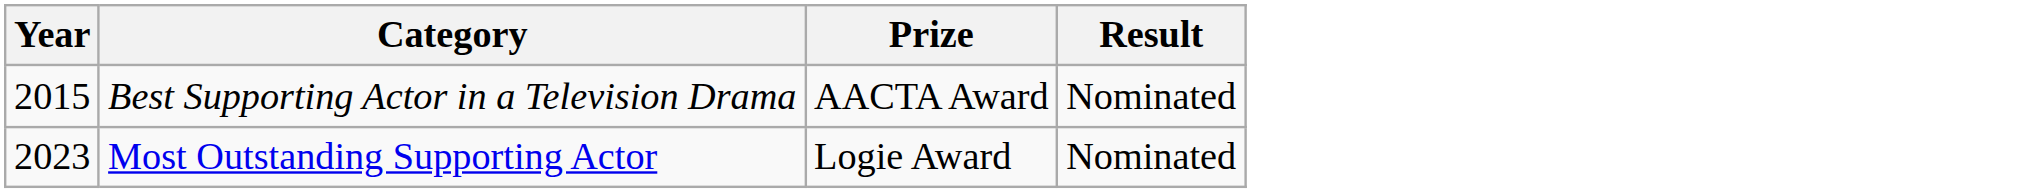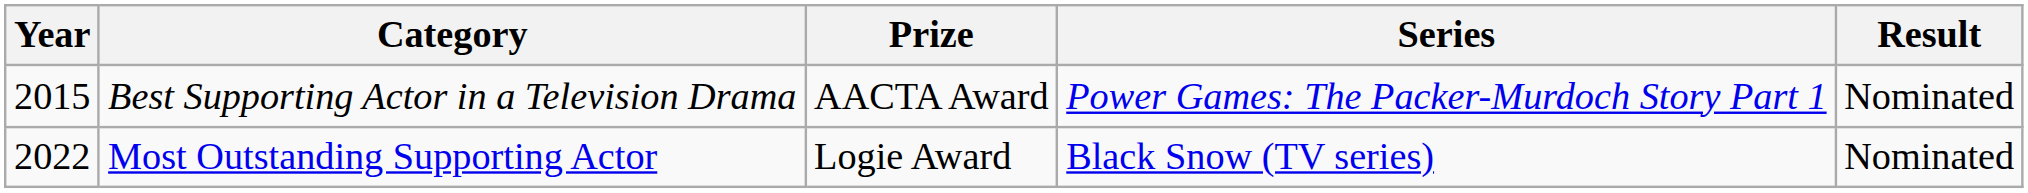+ column: (1446, 34)
(52, 156) 2023 -> (52, 156) 2022
